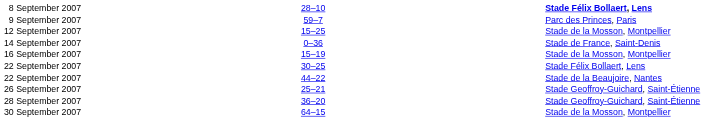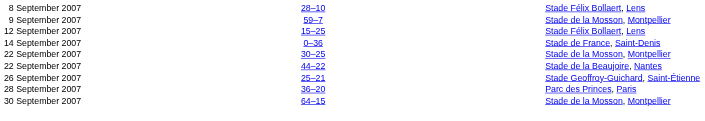(599, 8) bold -> (595, 8) normal
(591, 20) Parc des Princes, Paris -> (608, 20) Stade de la Mosson, Montpellier
(608, 31) Stade de la Mosson, Montpellier -> (595, 31) Stade Félix Bollaert, Lens
- row: (43, 54)
(595, 66) Stade Félix Bollaert, Lens -> (608, 54) Stade de la Mosson, Montpellier
(623, 101) Stade Geoffroy-Guichard, Saint-Étienne -> (591, 89) Parc des Princes, Paris
